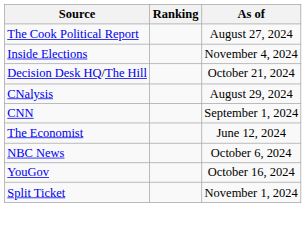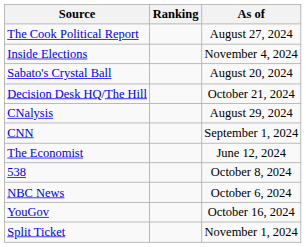+ row: (59, 73)
+ row: (17, 172)
